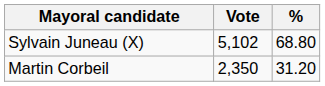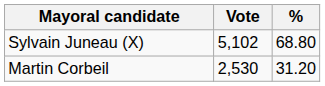(238, 68) 2,350 -> (238, 68) 2,530
